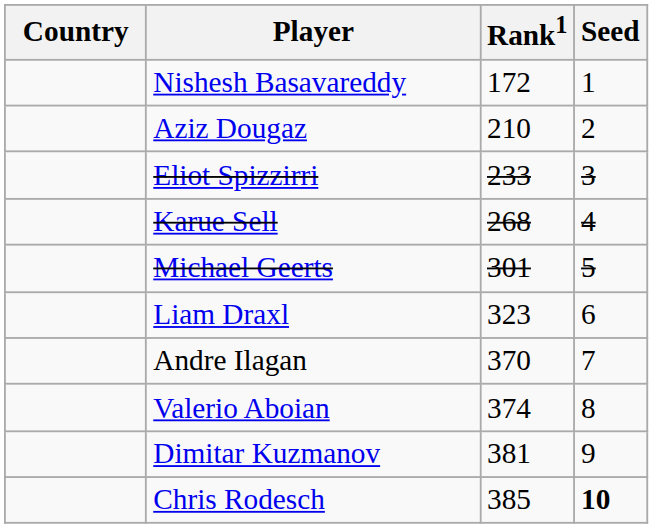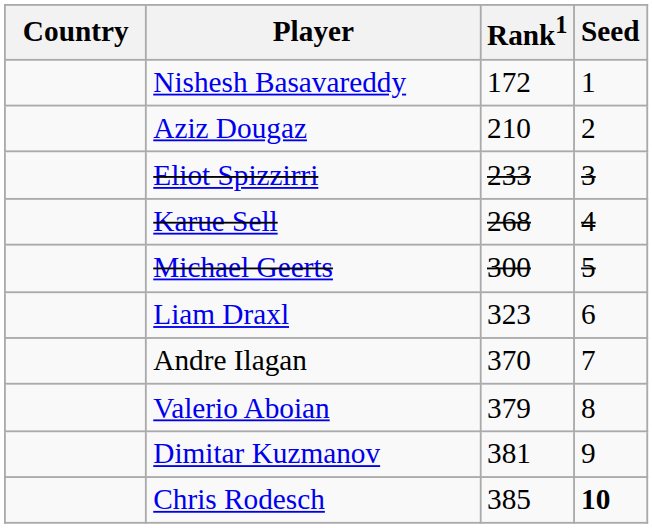(509, 267) 301 -> (509, 267) 300
(509, 407) 374 -> (509, 407) 379
